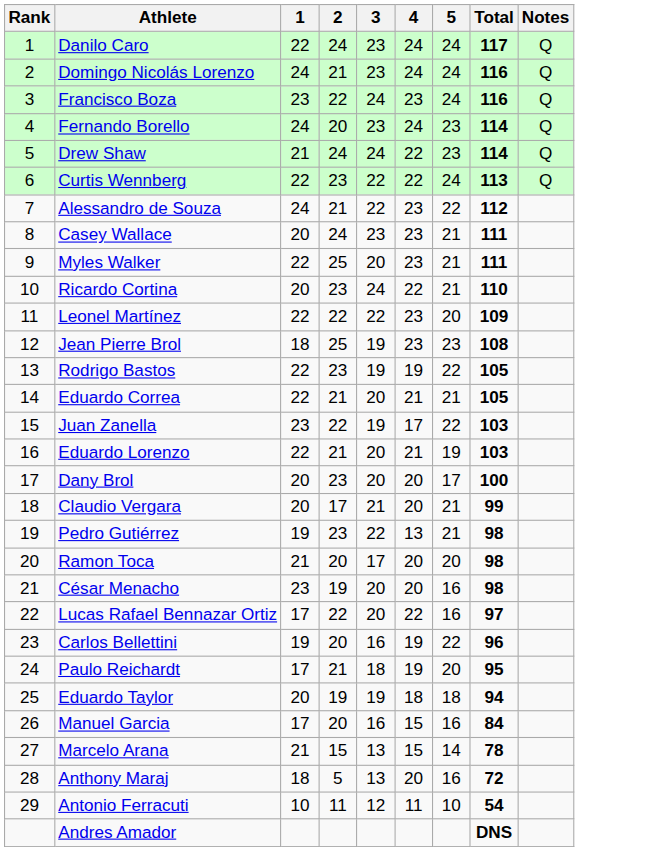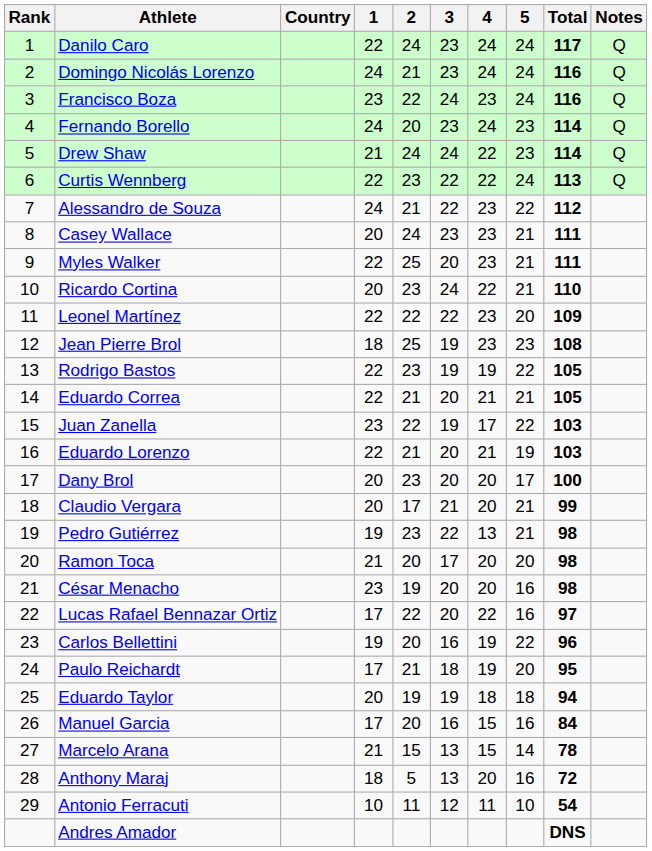+ column: (318, 18)
